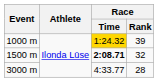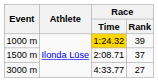(109, 56) bold -> (109, 56) normal
(140, 56) 32 -> (140, 56) 37
(140, 70) 28 -> (140, 70) 27
